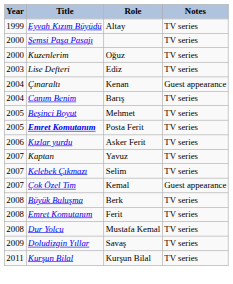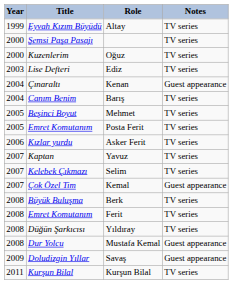(62, 128) bold -> (60, 128) normal
+ row: (120, 229)
(181, 229) TV series -> (195, 243) Guest appearance
(181, 243) TV series -> (195, 258) Guest appearance
